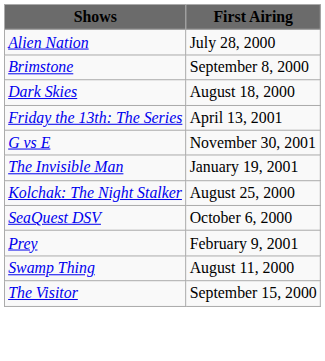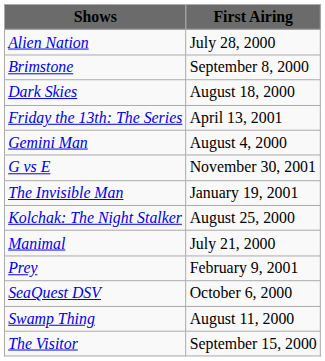+ row: (48, 142)
+ row: (37, 243)
rows swapped: (23, 243) <-> (55, 218)
